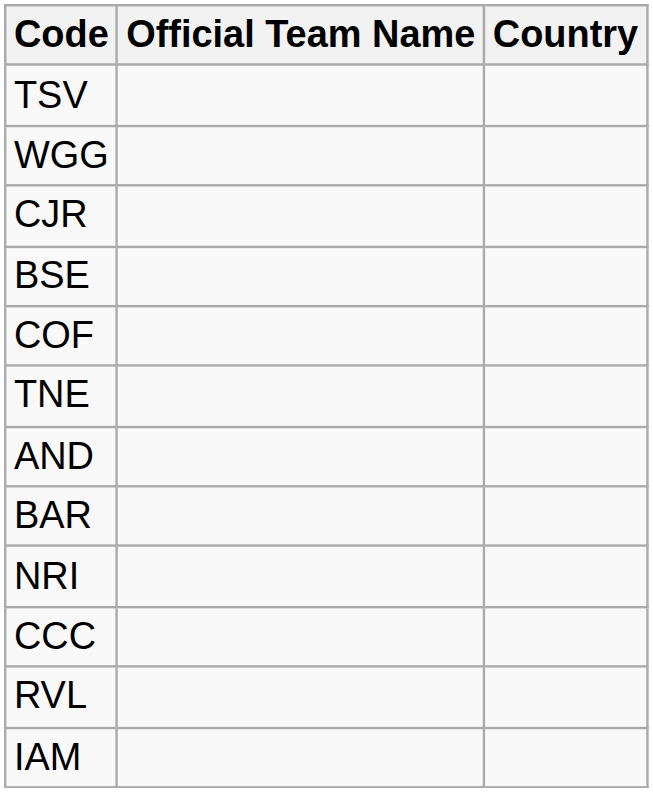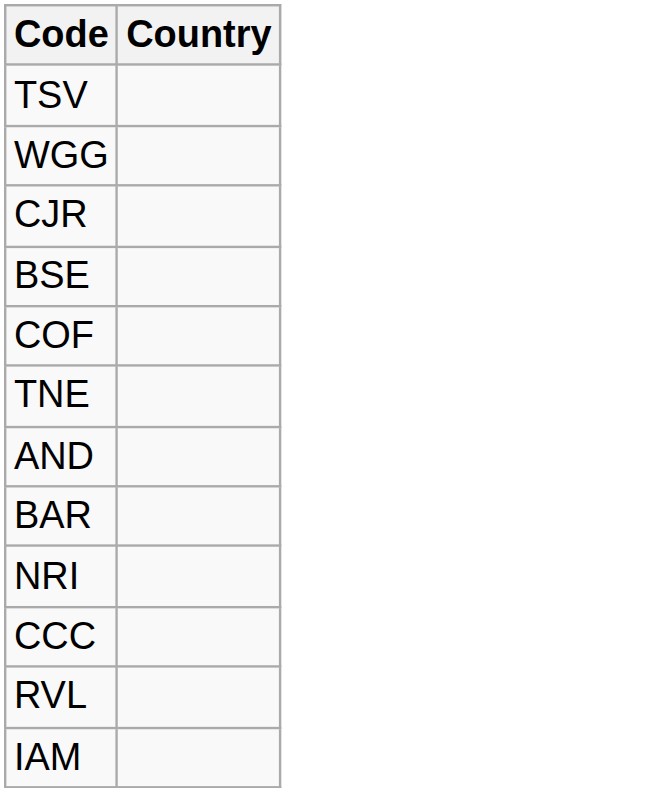- column: (301, 34)
